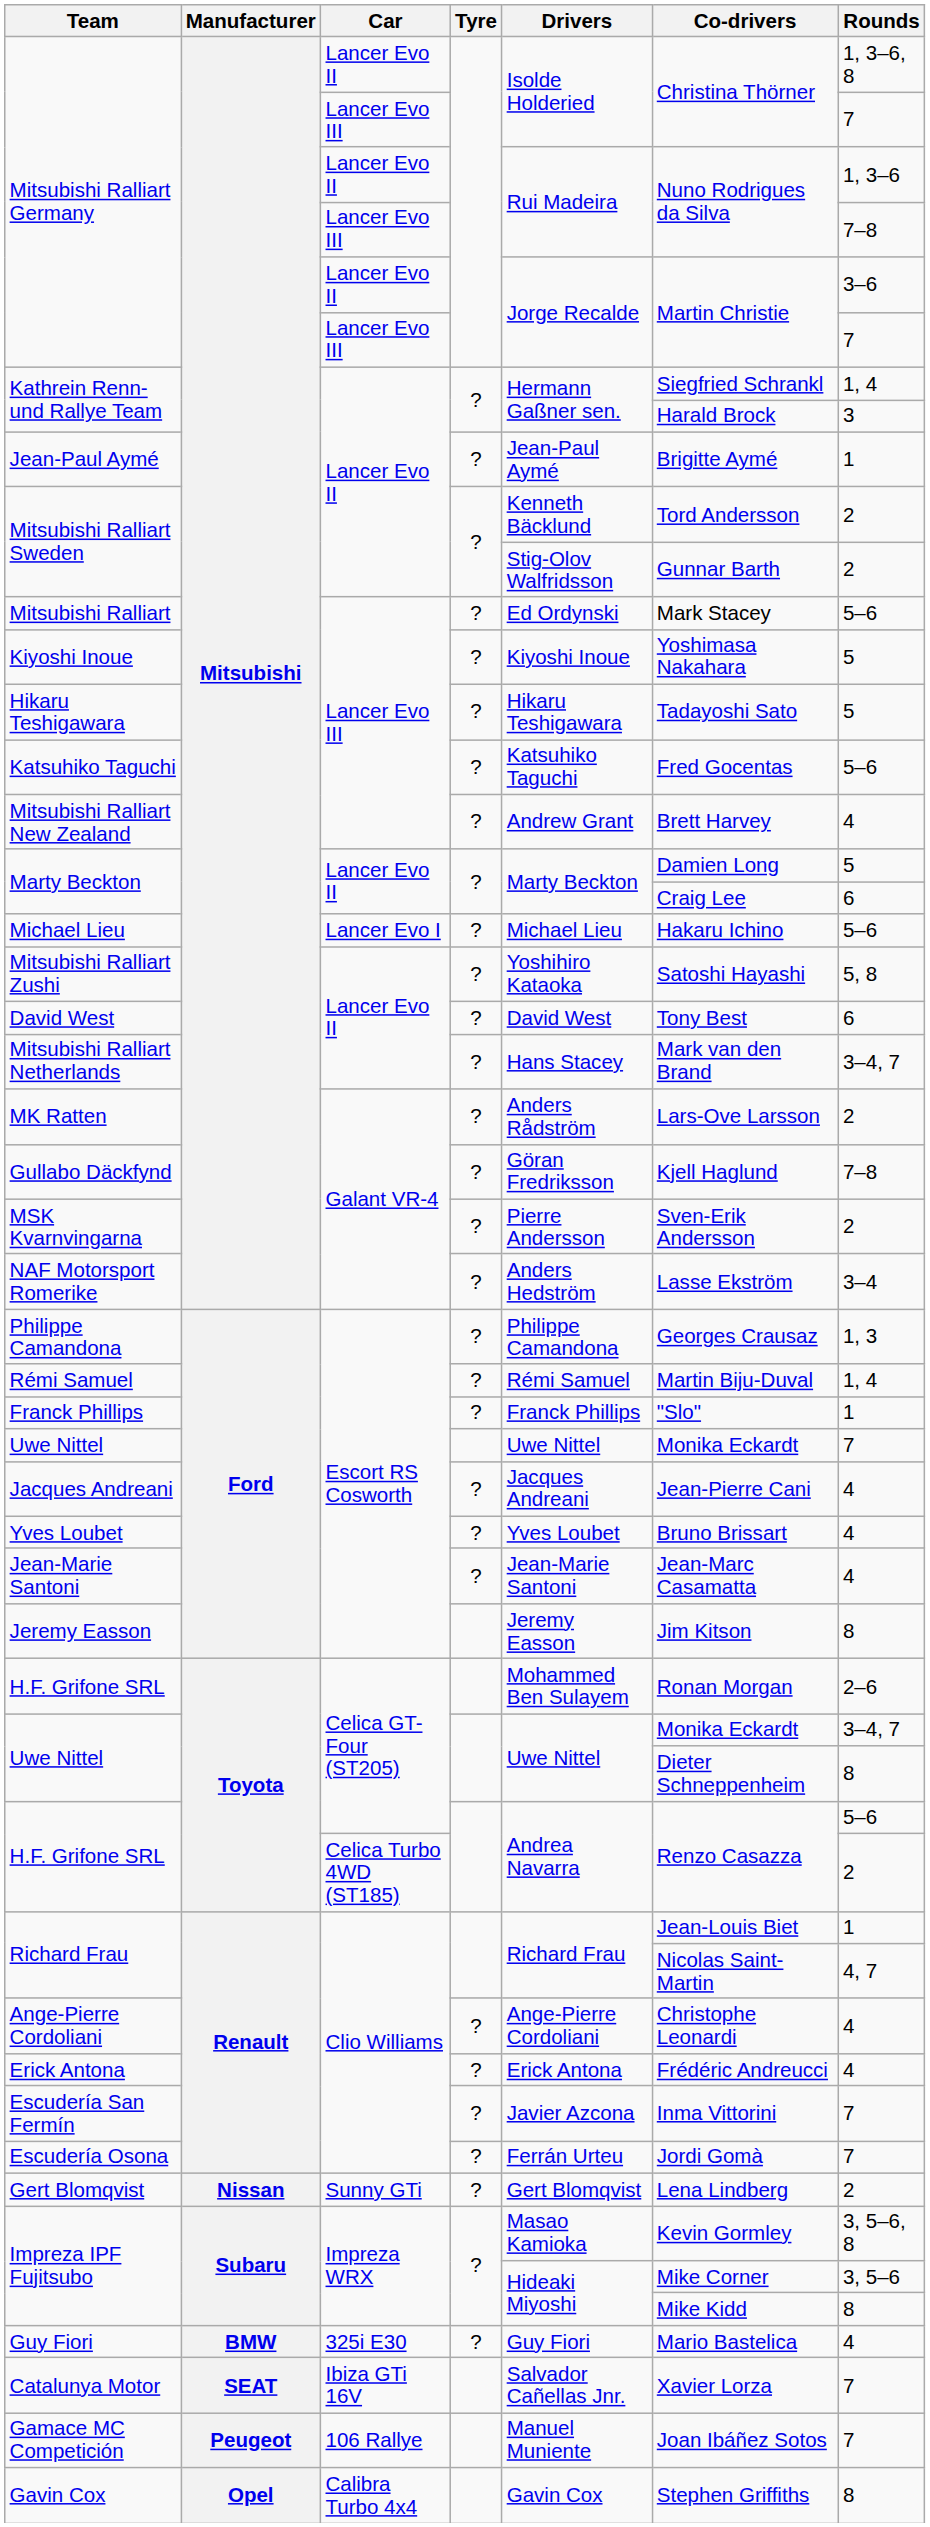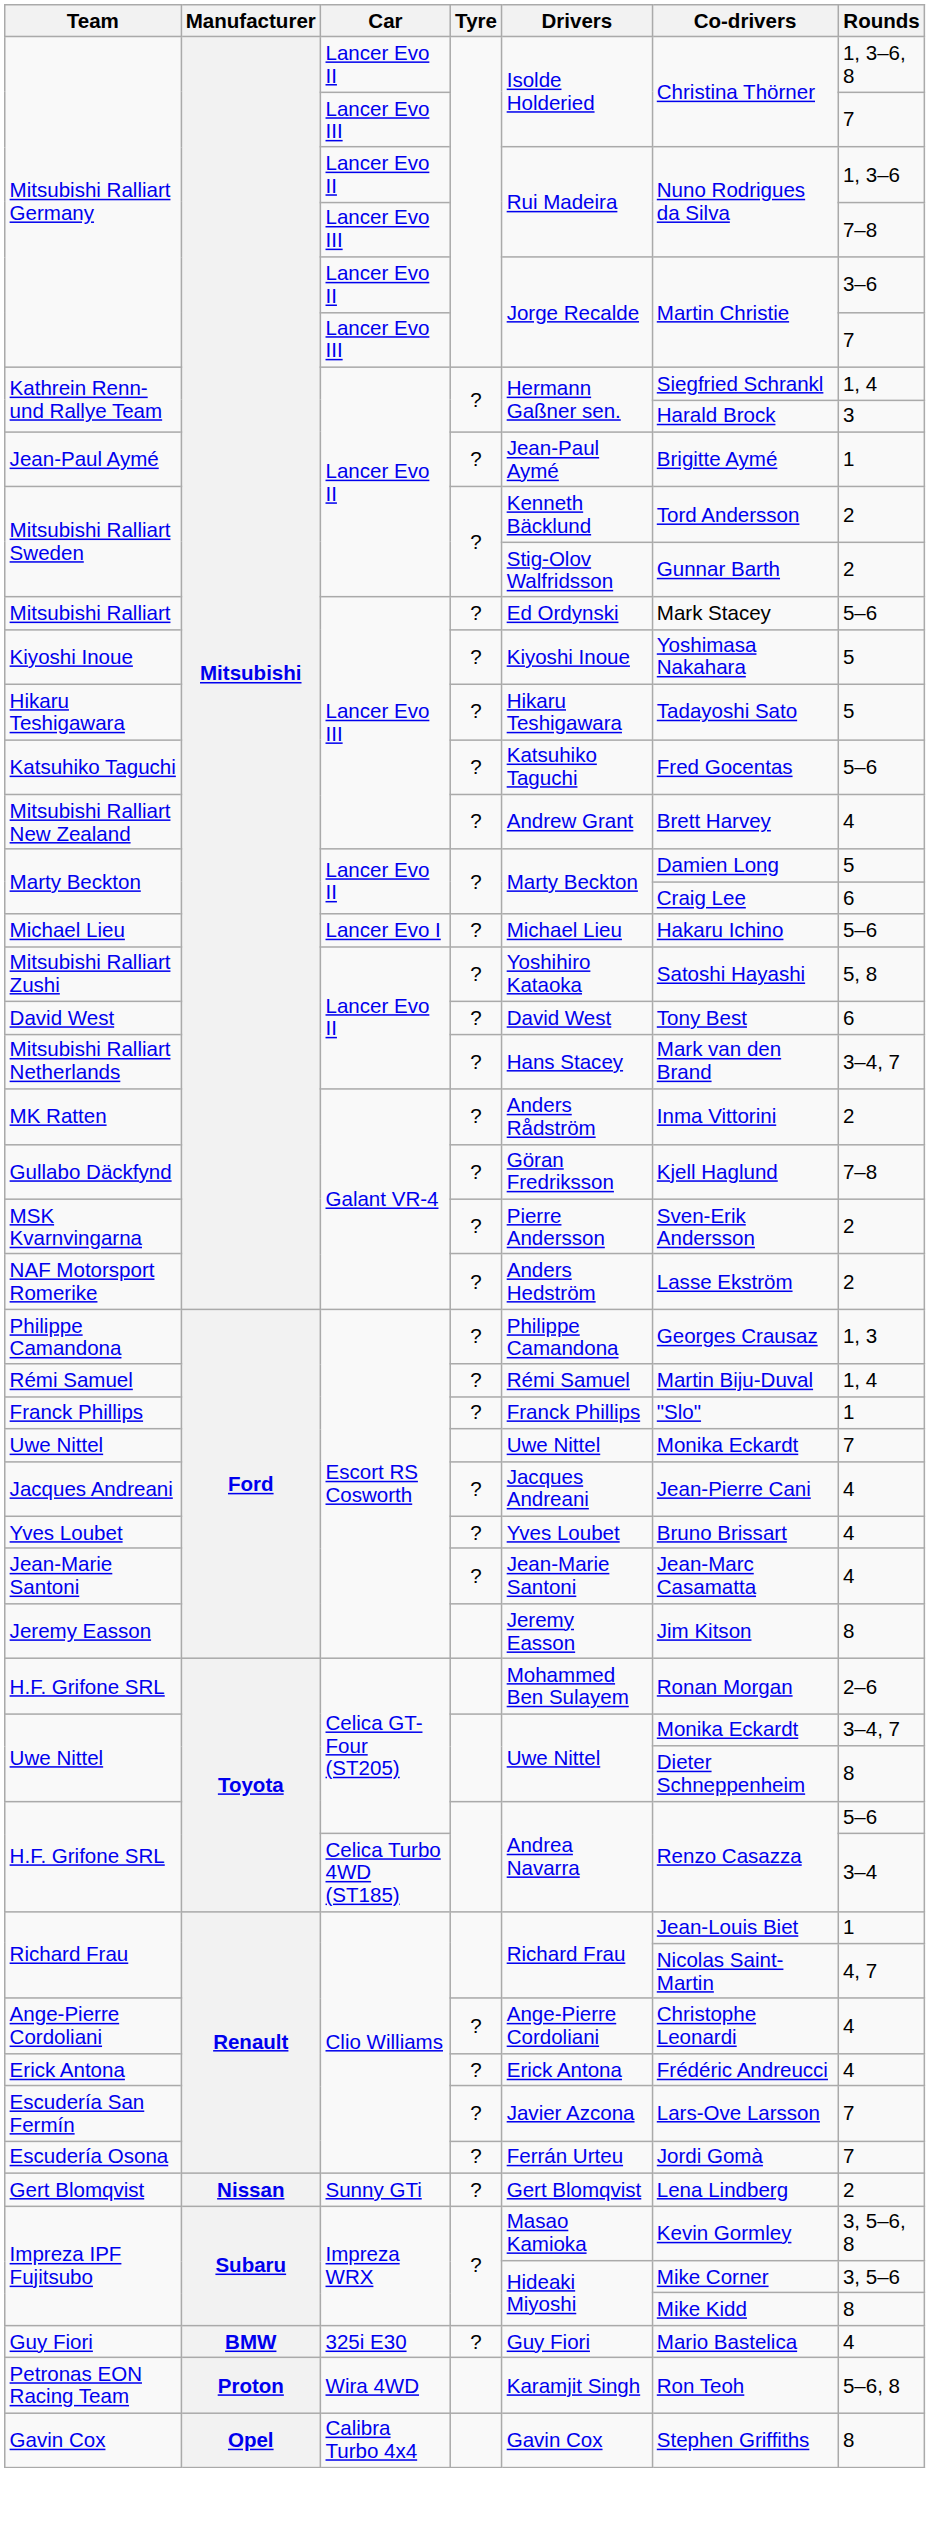(738, 1116) Lars-Ove Larsson -> (717, 1116) Inma Vittorini
(860, 1281) 3–4 -> (849, 1281) 2
(849, 1872) 2 -> (860, 1872) 3–4
(717, 2113) Inma Vittorini -> (738, 2113) Lars-Ove Larsson
+ row: (76, 2385)
- row: (85, 2385)
- row: (67, 2440)
